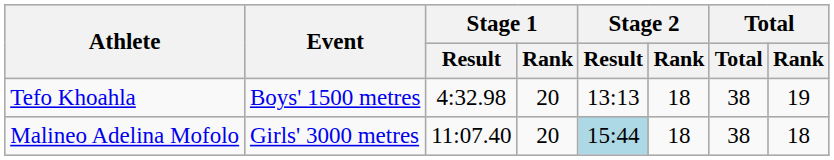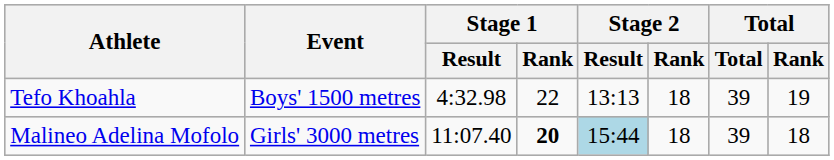(548, 97) 20 -> (548, 97) 22
(739, 97) 38 -> (739, 97) 39
(548, 135) normal -> (548, 135) bold
(739, 135) 38 -> (739, 135) 39
